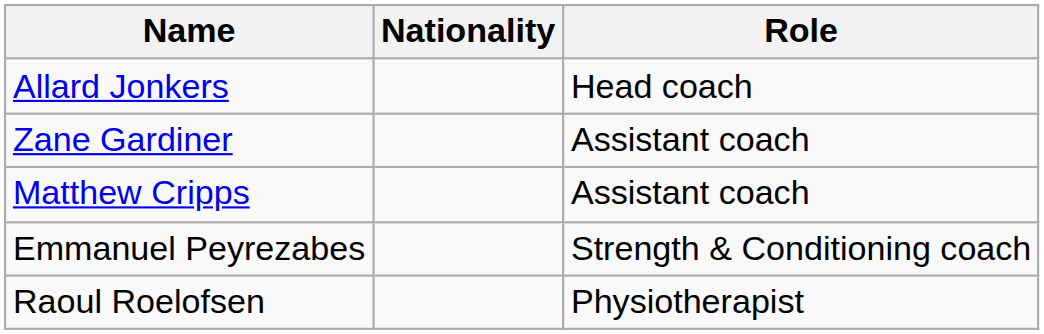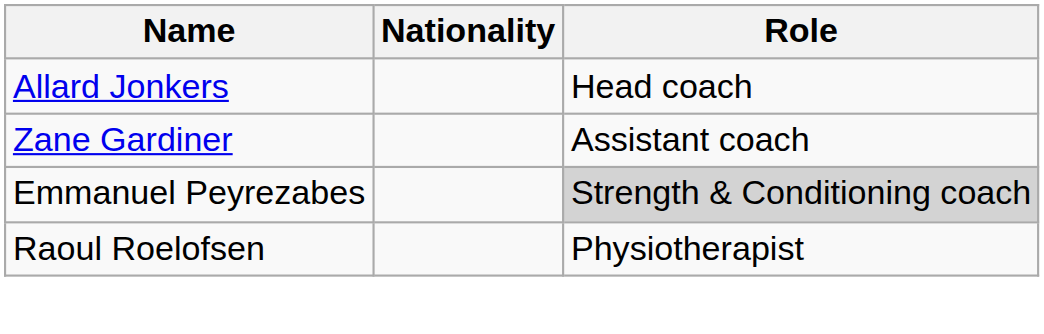- row: (131, 193)
(801, 247) no background -> (801, 193) lightgrey background
